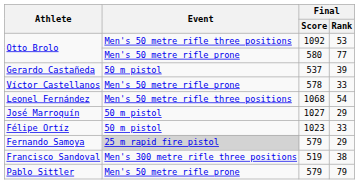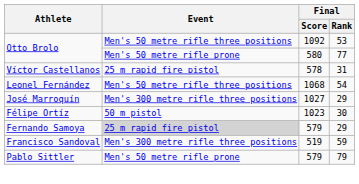- row: (51, 70)
(172, 84) Men's 50 metre rifle prone -> (162, 70) 25 m rapid fire pistol
(342, 84) 33 -> (342, 70) 31
(133, 113) 50 m pistol -> (201, 99) Men's 300 metre rifle three positions
(342, 128) 33 -> (342, 113) 30
(342, 157) 38 -> (342, 142) 59
